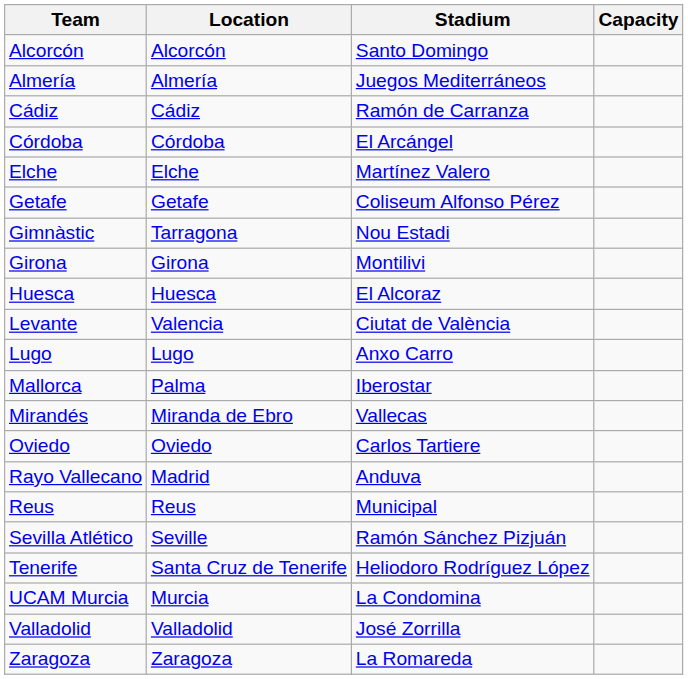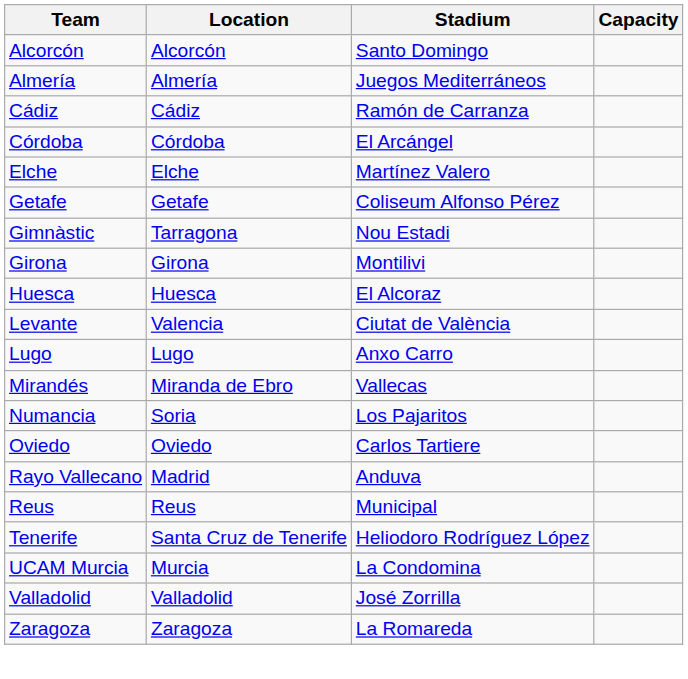- row: (45, 385)
+ row: (52, 415)
- row: (71, 537)
